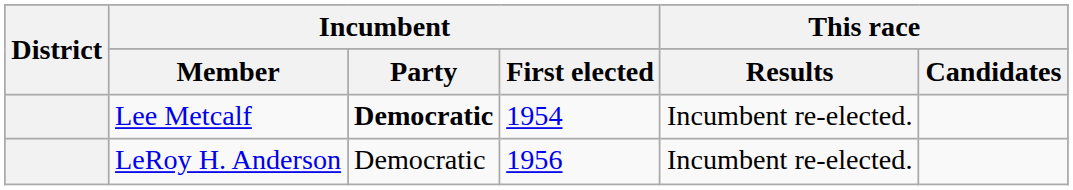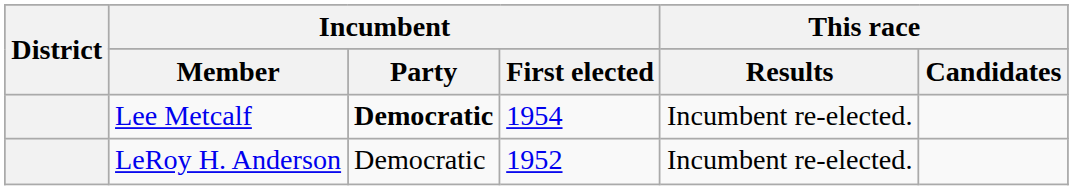(534, 160) 1956 -> (534, 160) 1952
